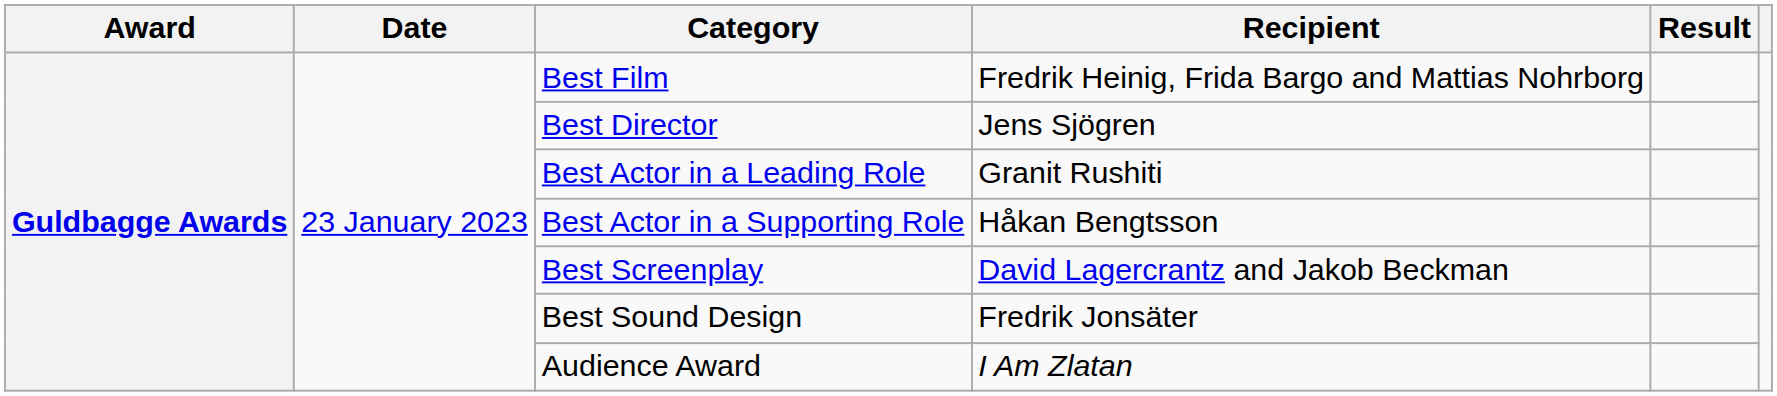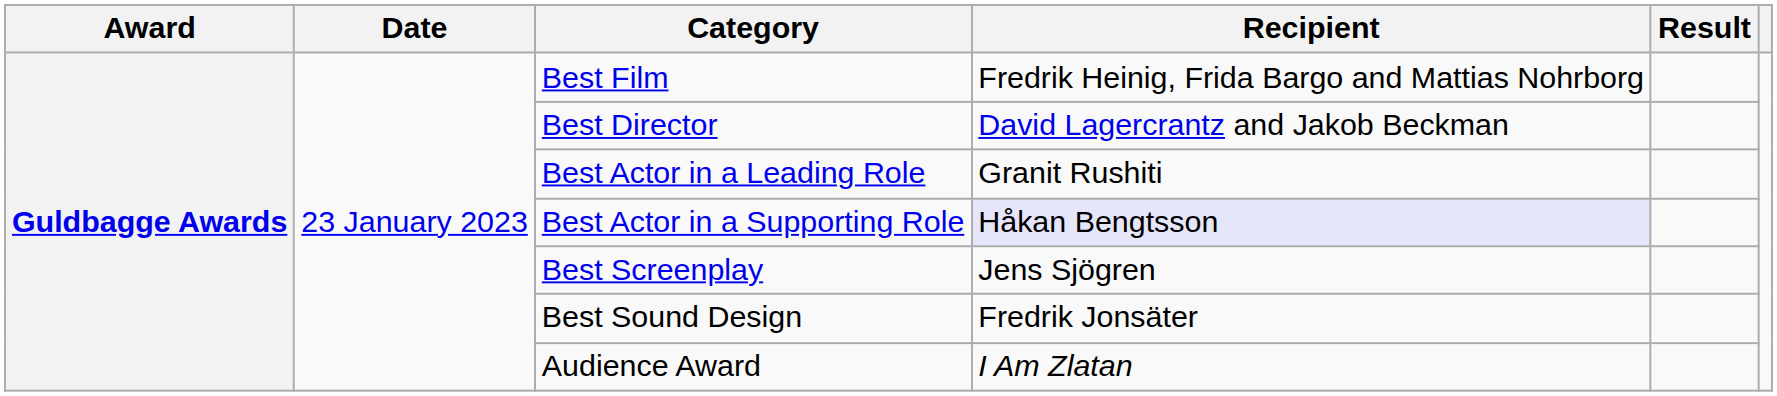(1067, 125) Jens Sjögren -> (1244, 125) David Lagercrantz and Jakob Beckman
(1098, 221) no background -> (1098, 221) lavender background
(1244, 269) David Lagercrantz and Jakob Beckman -> (1067, 269) Jens Sjögren
